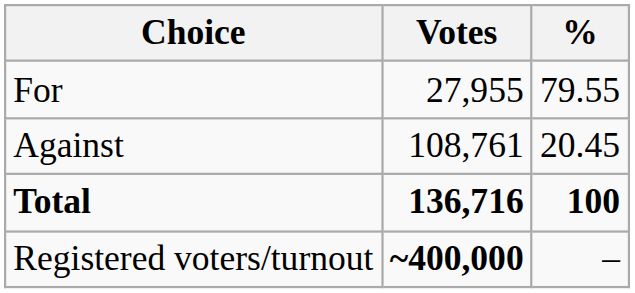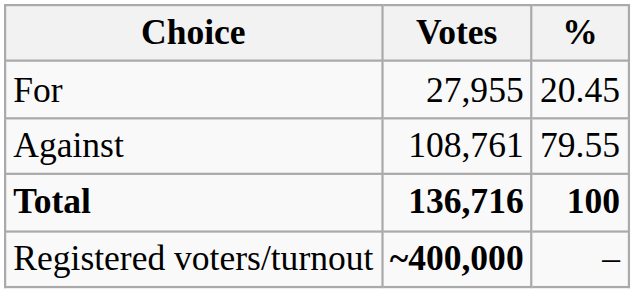(580, 88) 79.55 -> (580, 88) 20.45
(580, 145) 20.45 -> (580, 145) 79.55
